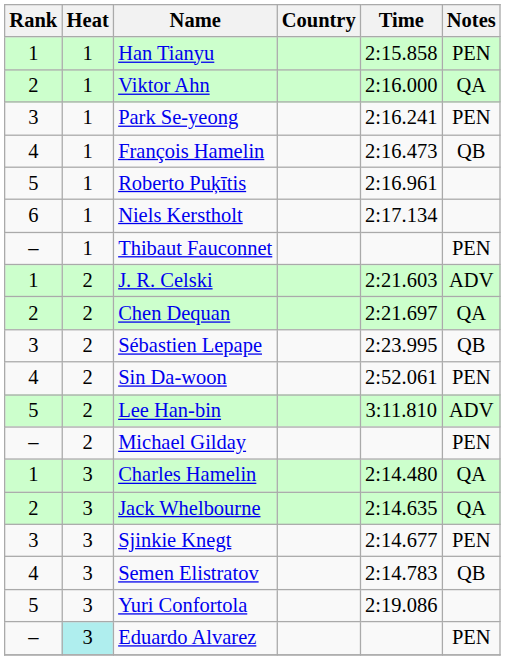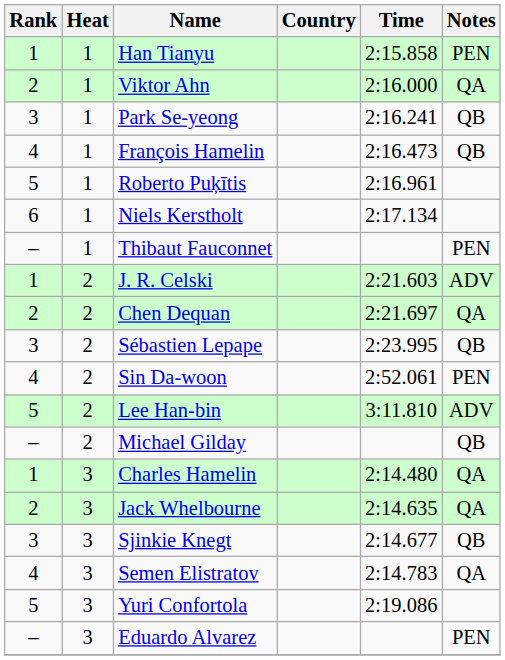(471, 118) PEN -> (471, 118) QB
(471, 442) PEN -> (471, 442) QB
(471, 540) PEN -> (471, 540) QB
(471, 572) QB -> (471, 572) QA
(88, 637) paleturquoise background -> (88, 637) no background
